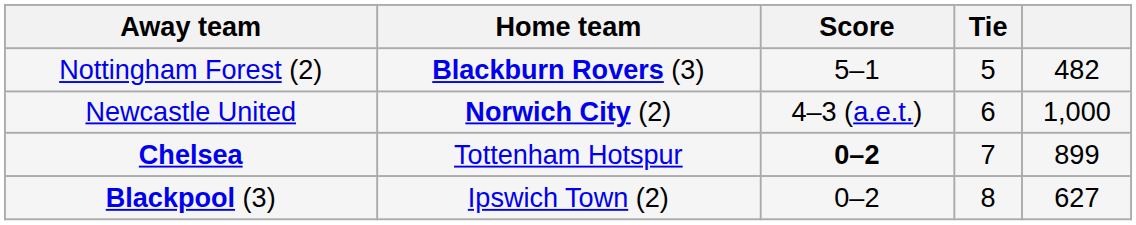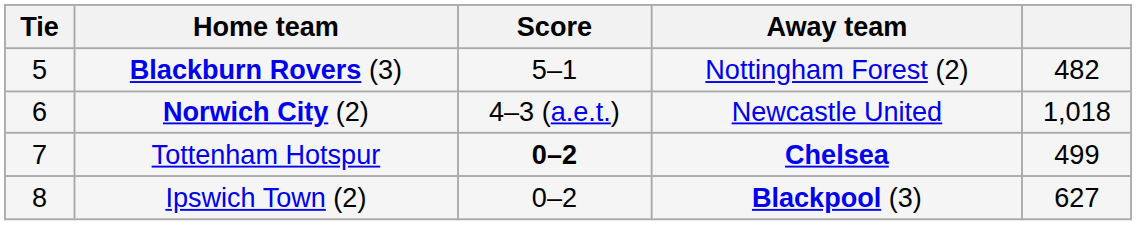columns swapped: (988, 27) <-> (191, 27)
(1077, 112) 1,000 -> (1077, 112) 1,018
(1077, 155) 899 -> (1077, 155) 499
